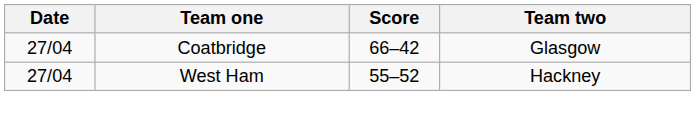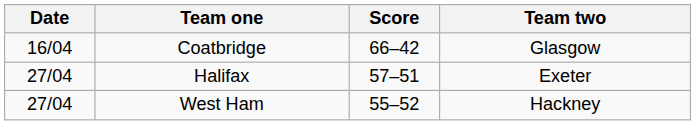(50, 47) 27/04 -> (50, 47) 16/04
+ row: (222, 76)
